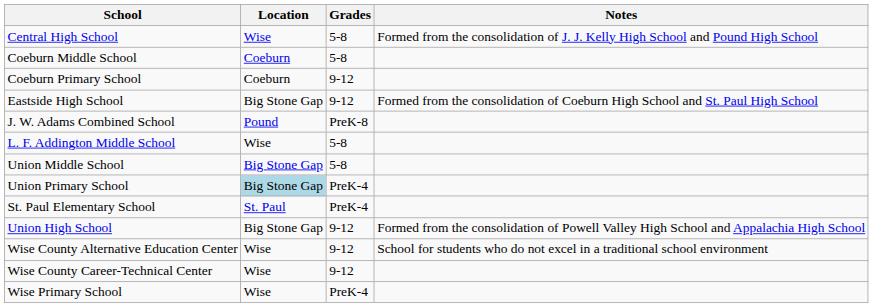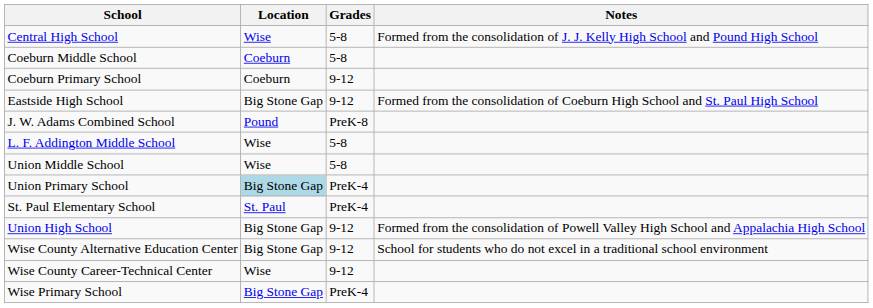(283, 164) Big Stone Gap -> (257, 164) Wise
(257, 249) Wise -> (283, 249) Big Stone Gap
(257, 292) Wise -> (283, 292) Big Stone Gap
